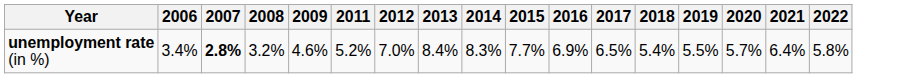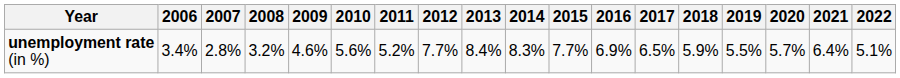+ column: (353, 17)
(223, 51) bold -> (223, 51) normal
(397, 51) 7.0% -> (440, 51) 7.7%
(657, 51) 5.4% -> (700, 51) 5.9%
(831, 51) 5.8% -> (874, 51) 5.1%
